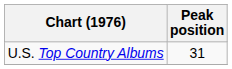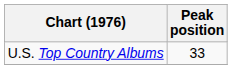(197, 53) 31 -> (197, 53) 33
